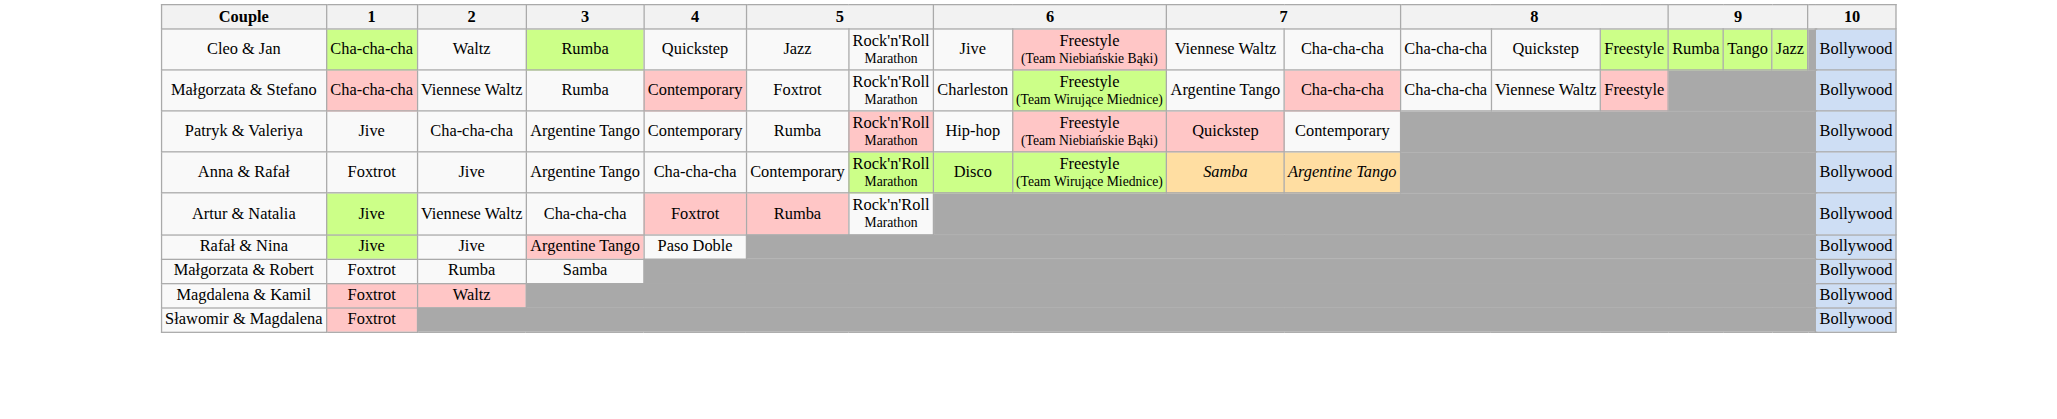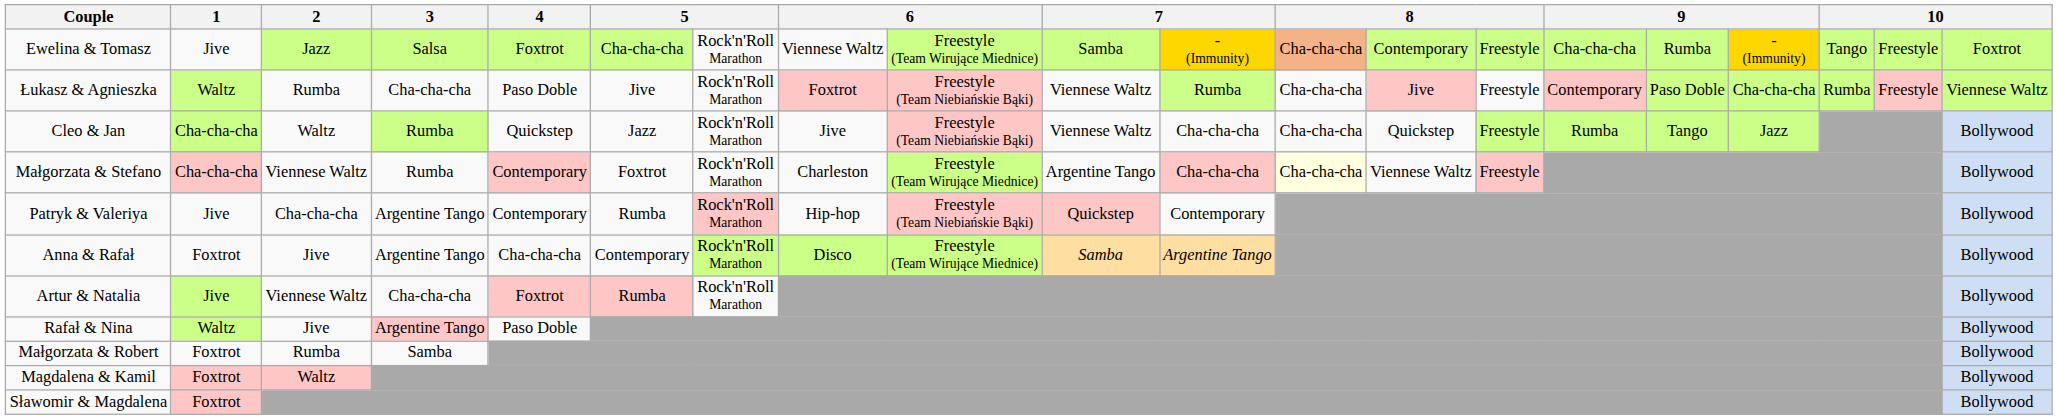+ row: (88, 49)
+ row: (88, 90)
(1446, 90) no background -> (1321, 172) lightyellow background
(372, 246) Jive -> (216, 328) Waltz
